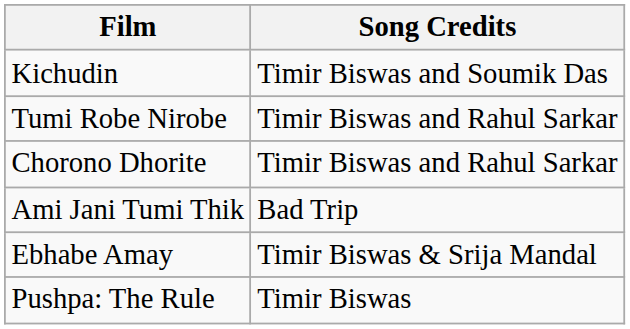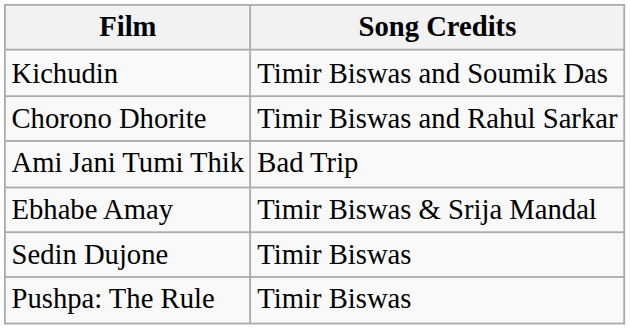- row: (119, 118)
+ row: (90, 254)
